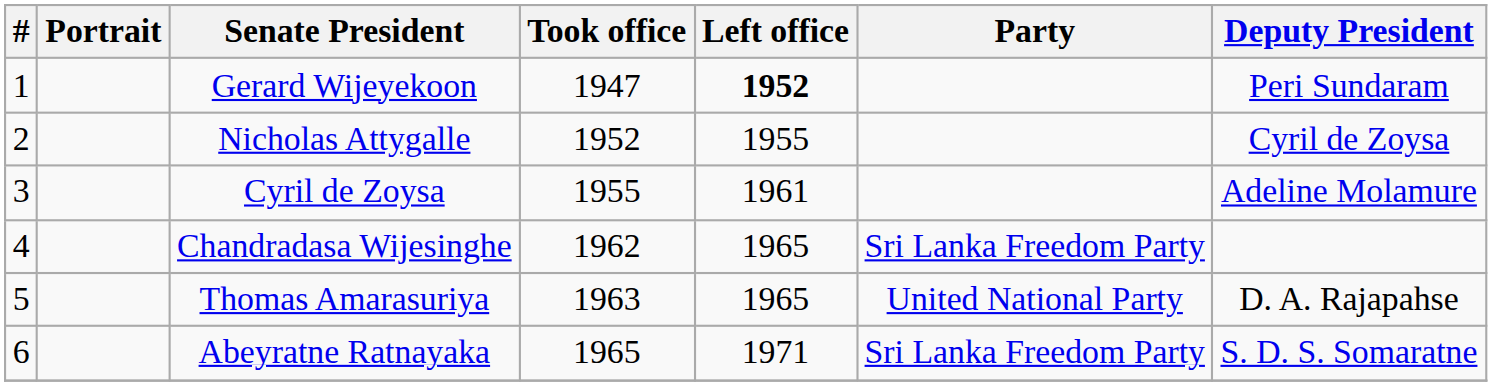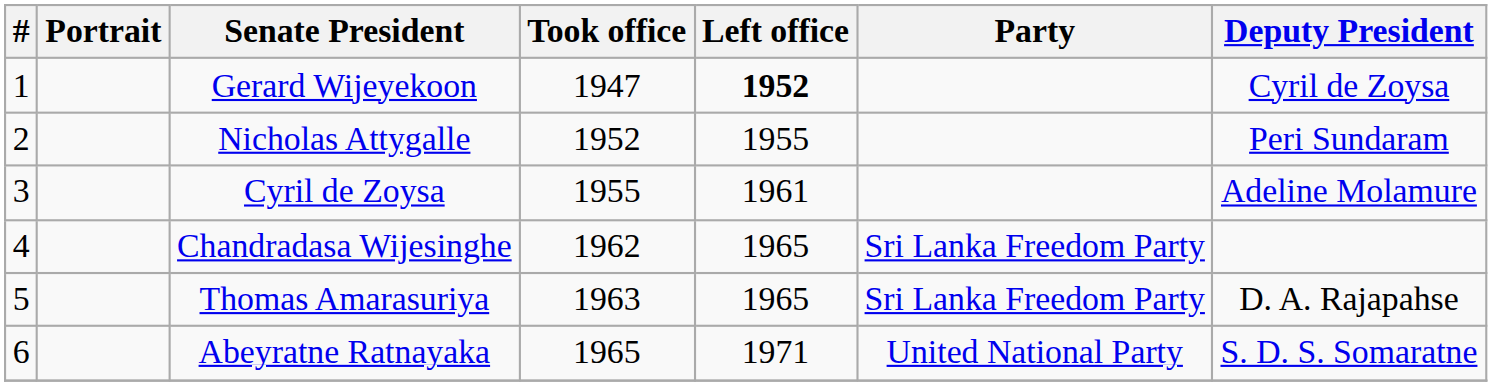(1349, 84) Peri Sundaram -> (1349, 84) Cyril de Zoysa
(1349, 138) Cyril de Zoysa -> (1349, 138) Peri Sundaram
(1035, 298) United National Party -> (1035, 298) Sri Lanka Freedom Party
(1035, 352) Sri Lanka Freedom Party -> (1035, 352) United National Party
